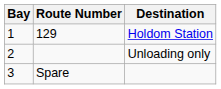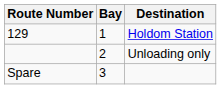columns swapped: (19, 14) <-> (79, 14)
